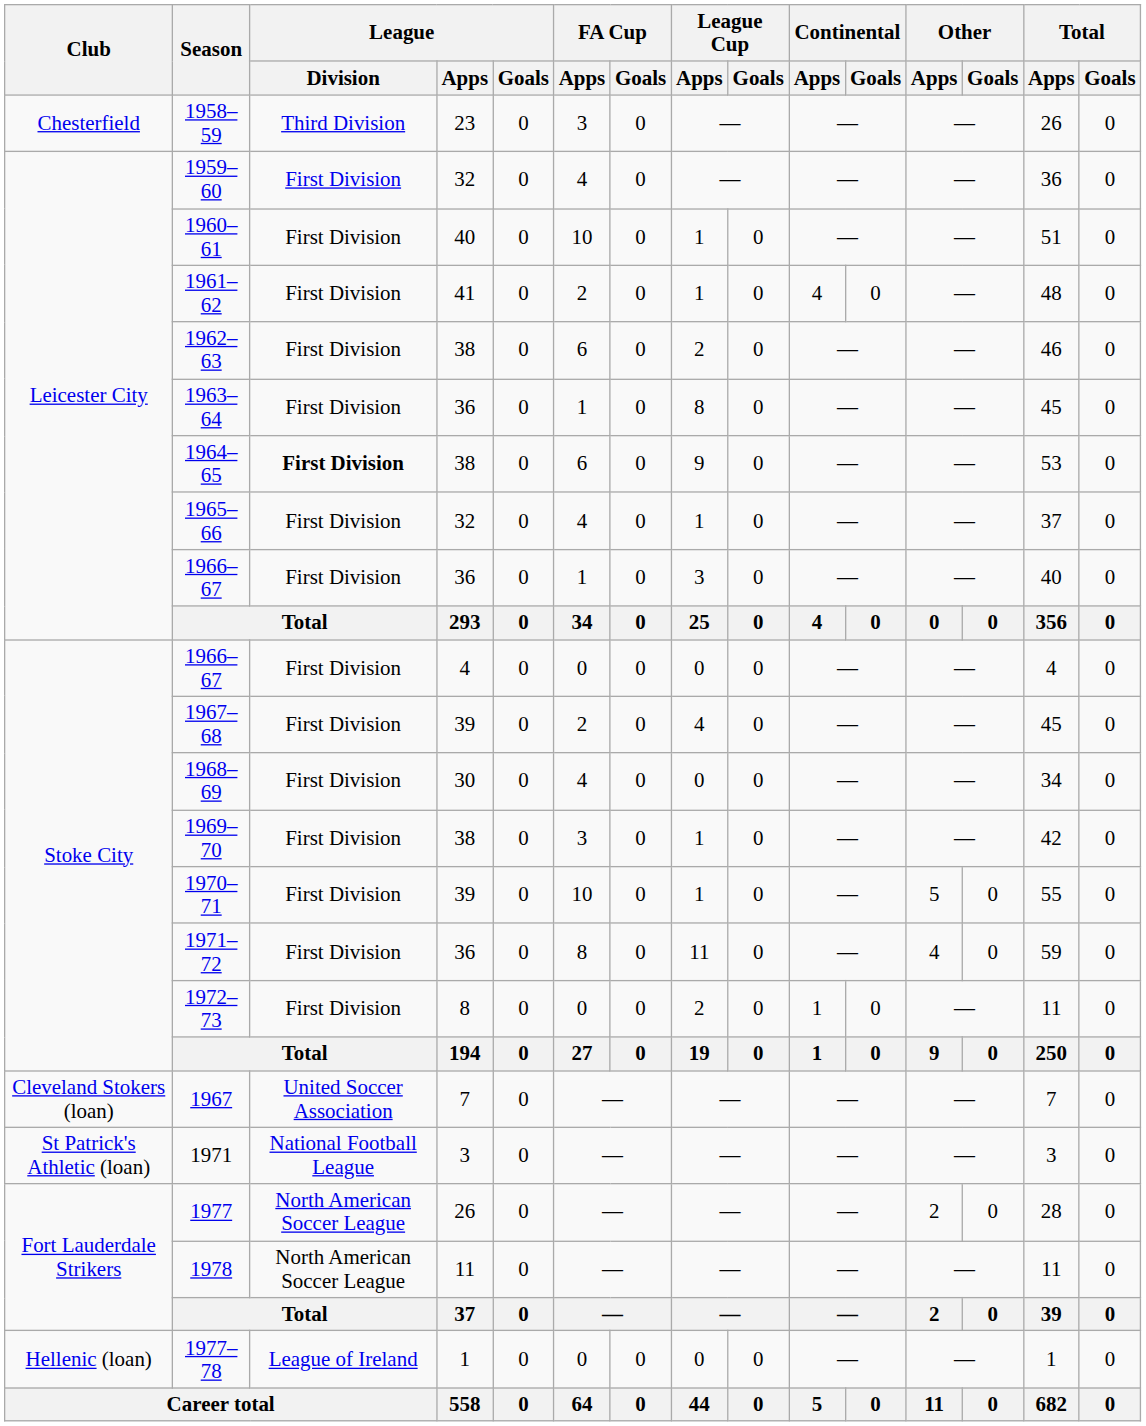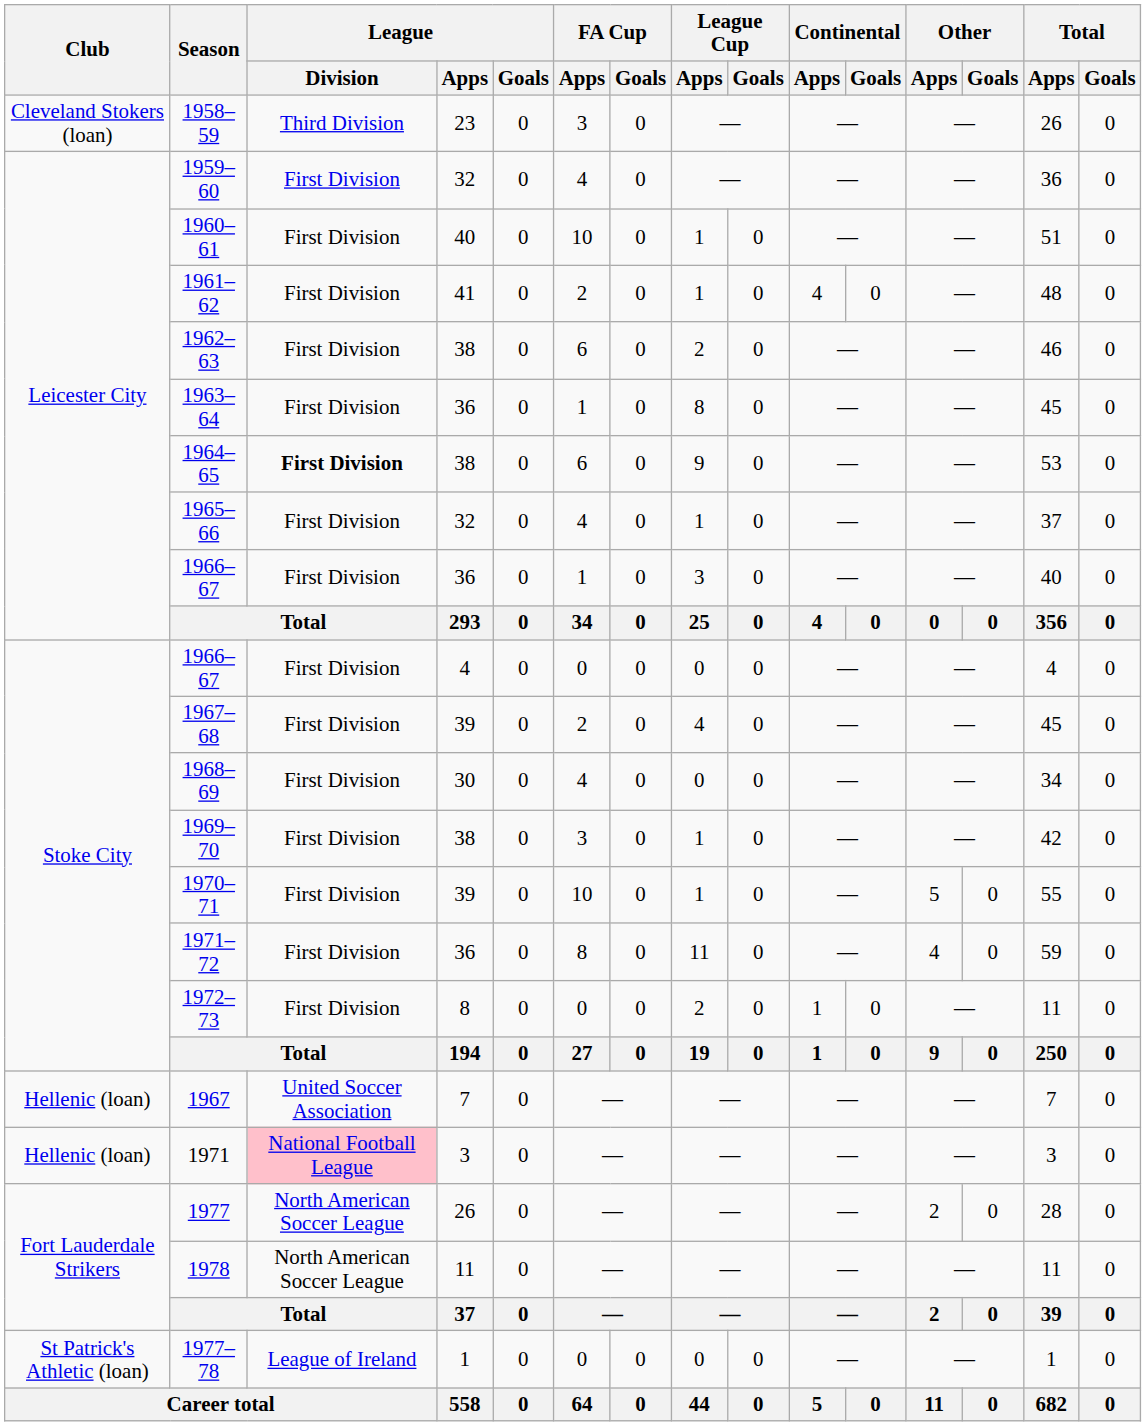(89, 122) Chesterfield -> (87, 122) Cleveland Stokers (loan)
(89, 1098) Cleveland Stokers (loan) -> (87, 1098) Hellenic (loan)
(89, 1155) St Patrick's Athletic (loan) -> (87, 1155) Hellenic (loan)
(343, 1155) no background -> (342, 1155) pink background
(89, 1359) Hellenic (loan) -> (87, 1359) St Patrick's Athletic (loan)
